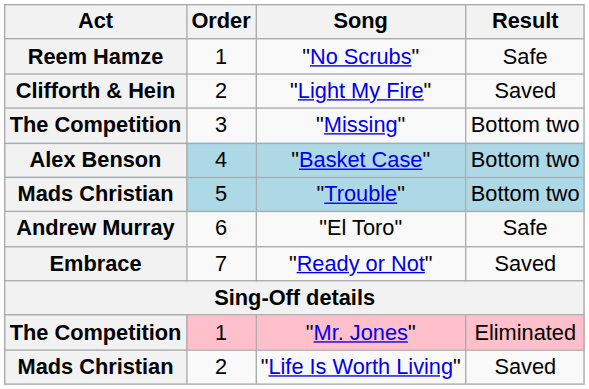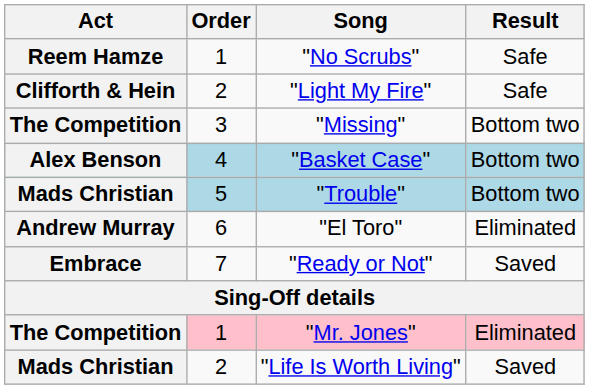(525, 90) Saved -> (525, 90) Safe
(525, 228) Safe -> (525, 228) Eliminated
